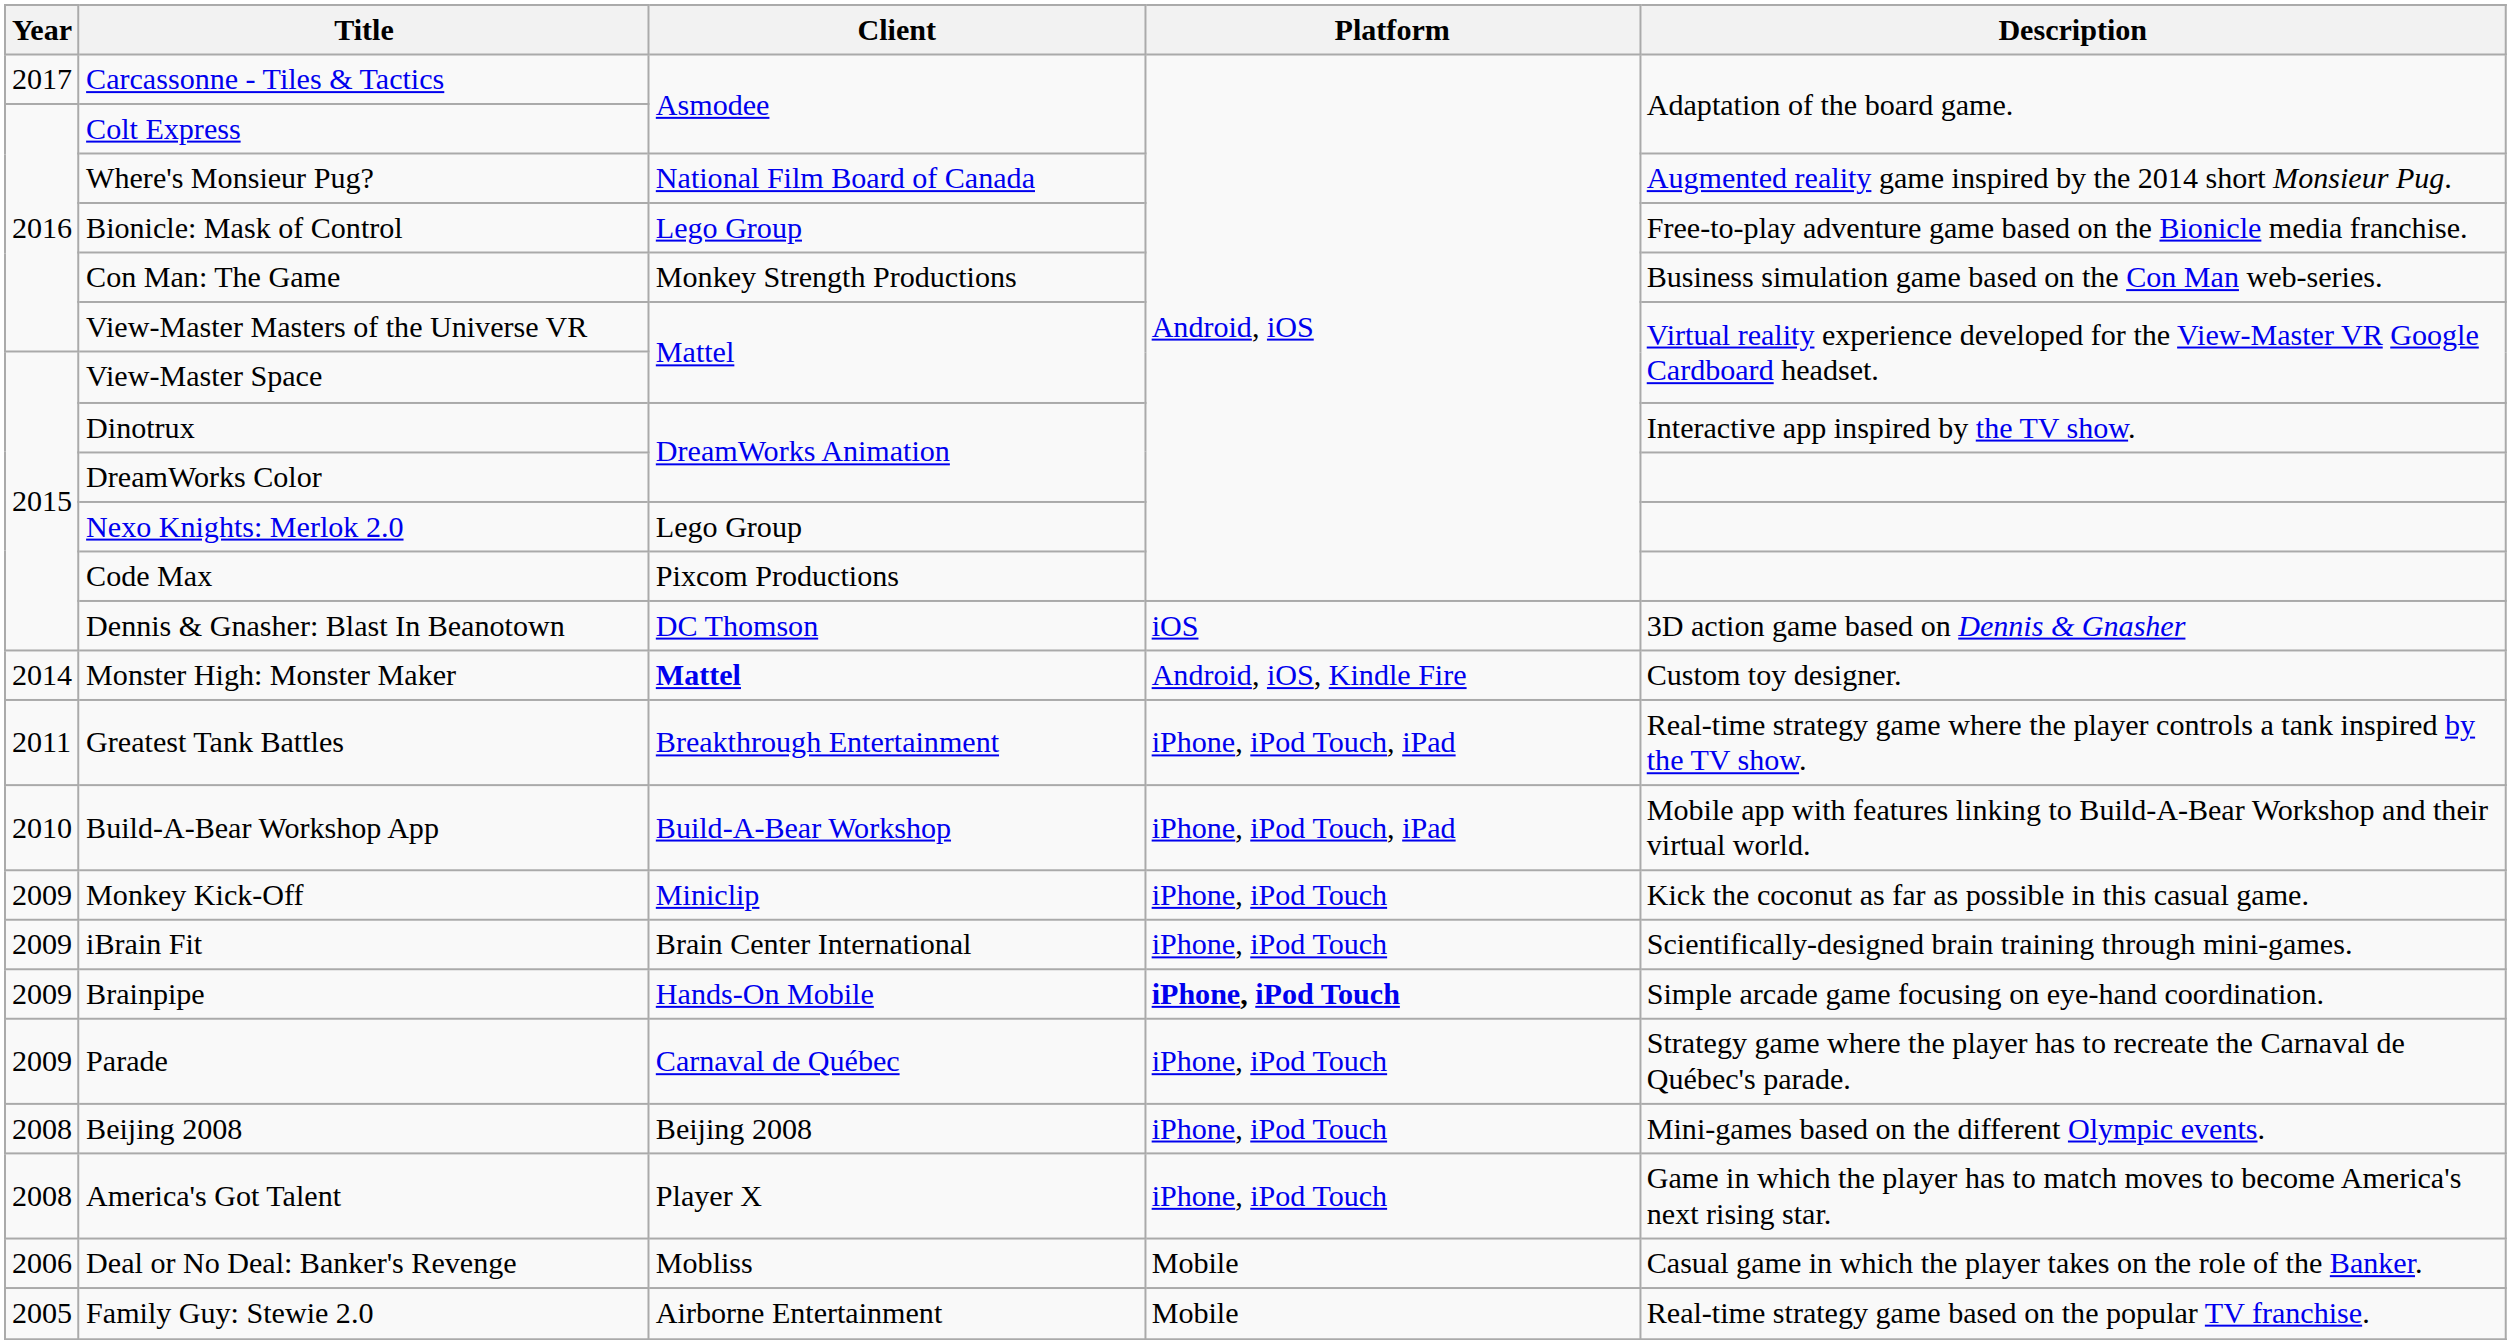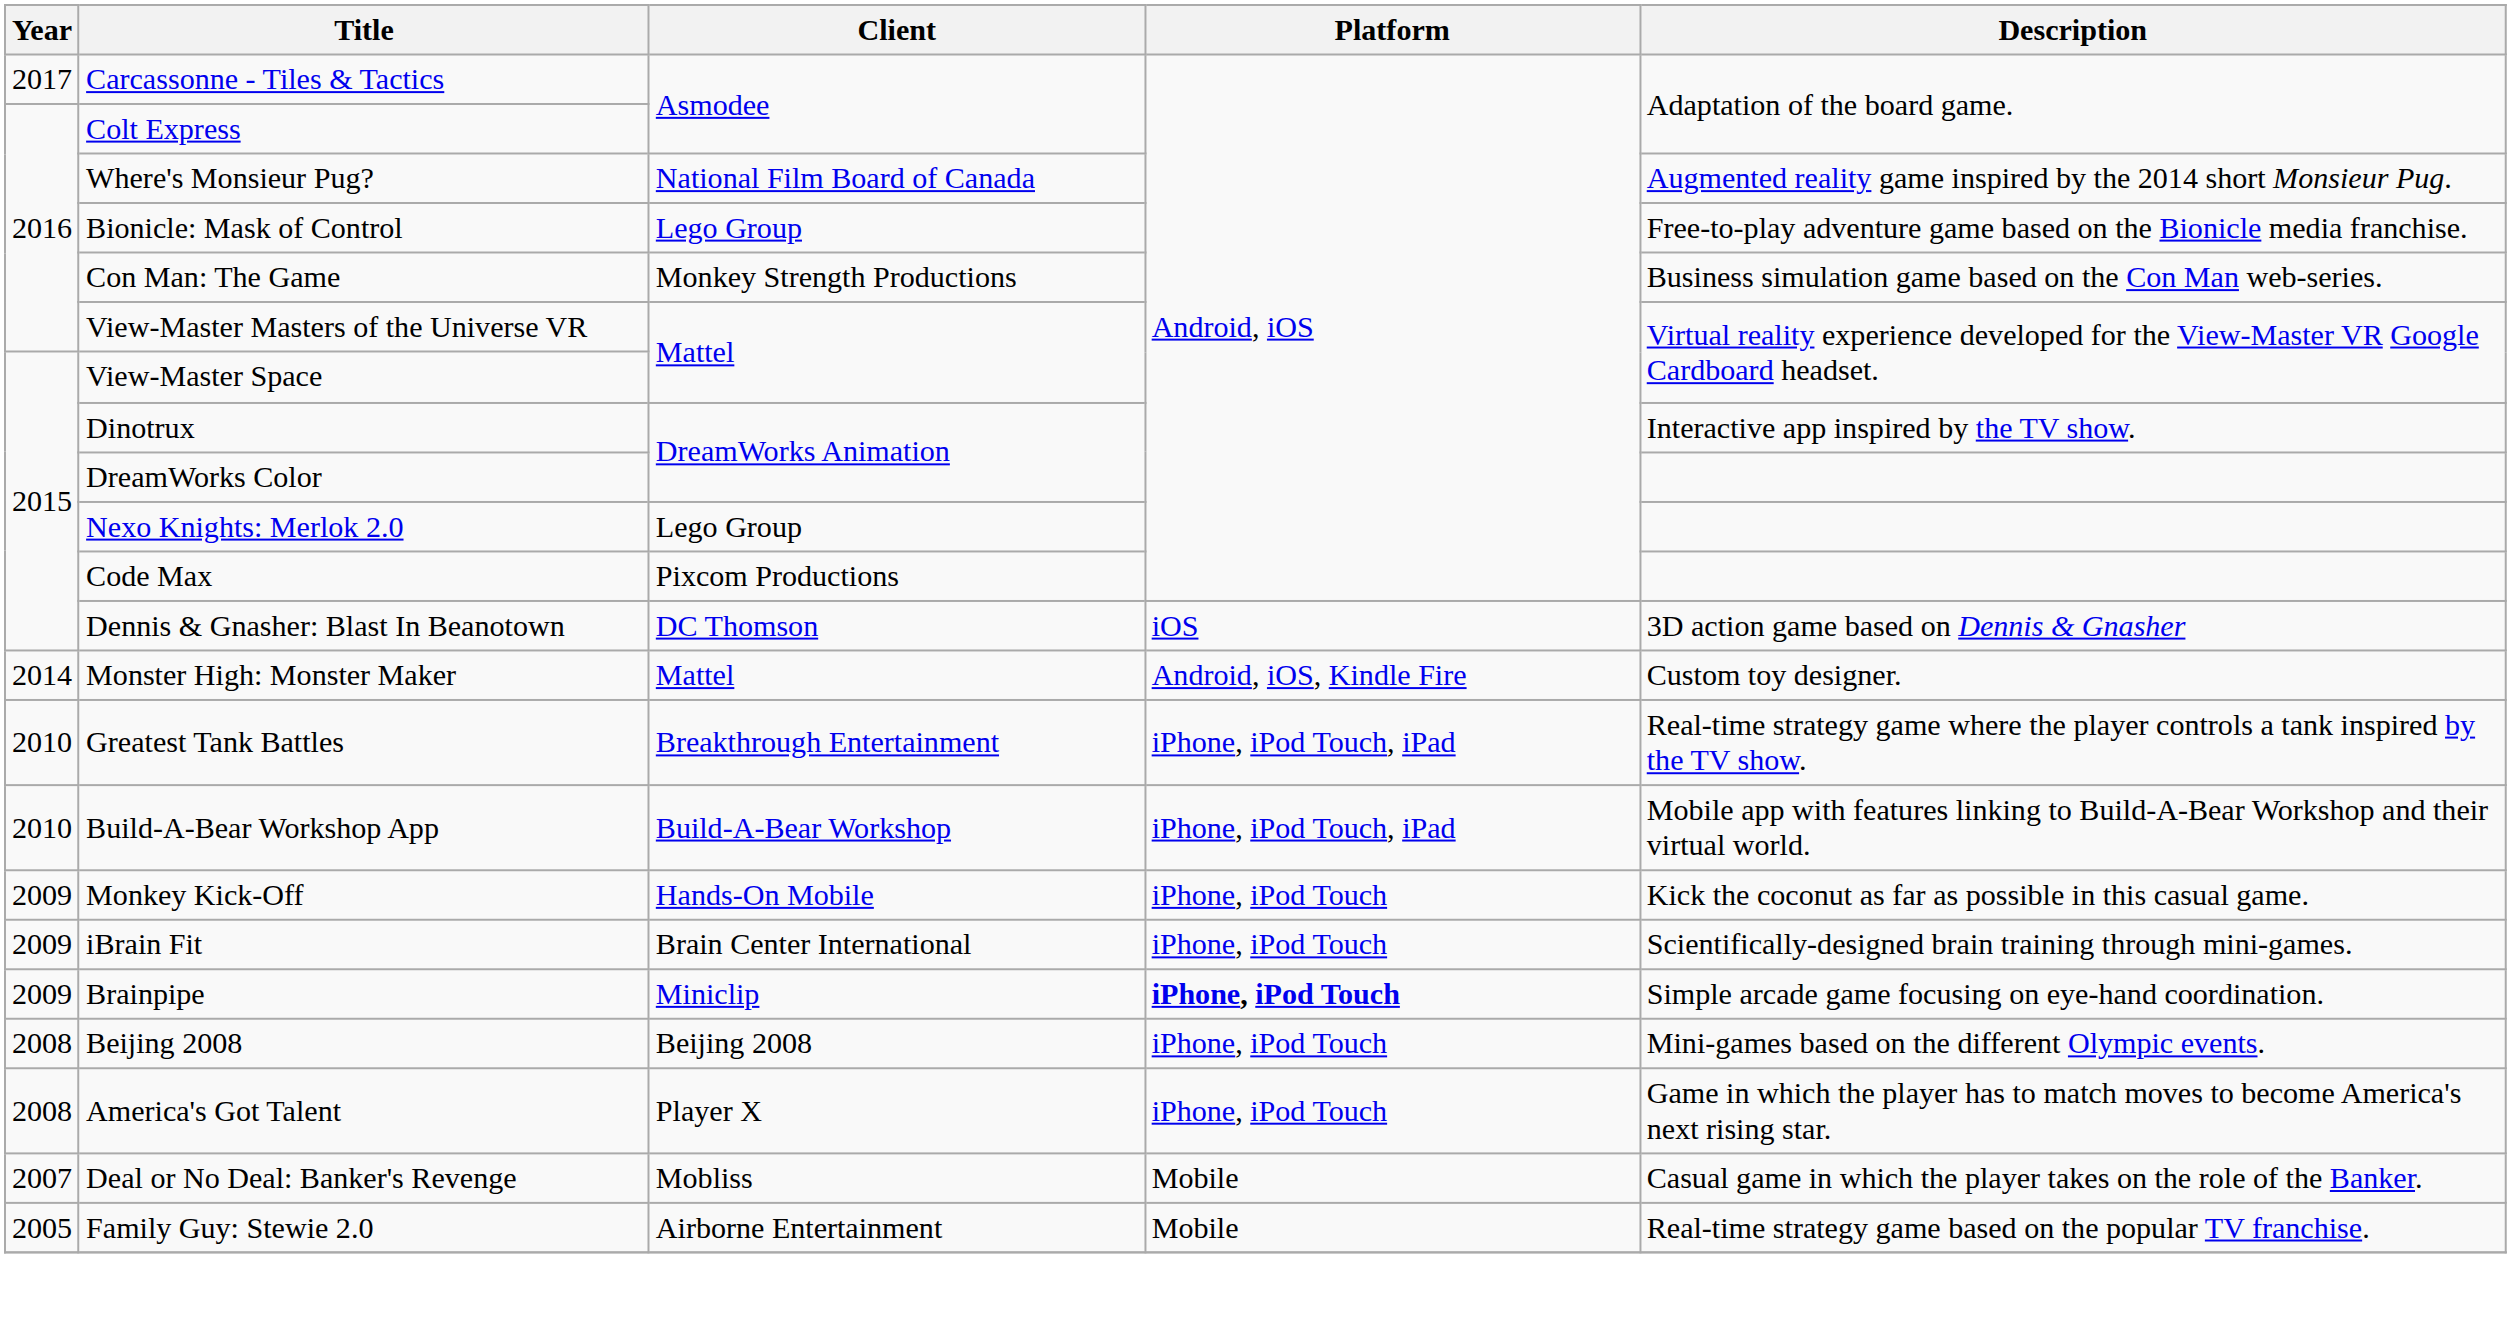(698, 674) bold -> (695, 674) normal
(41, 742) 2011 -> (42, 742) 2010
(708, 894) Miniclip -> (765, 894) Hands-On Mobile
(765, 994) Hands-On Mobile -> (708, 994) Miniclip
- row: (127, 1061)
(42, 1263) 2006 -> (42, 1178) 2007
